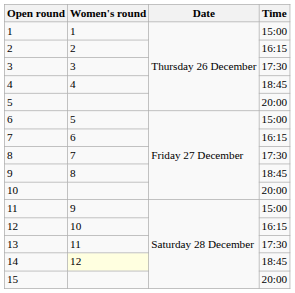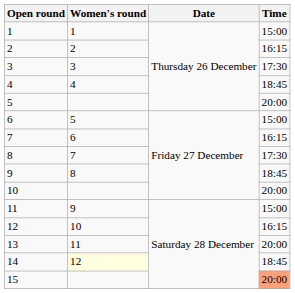(274, 244) 17:30 -> (274, 244) 20:00
(274, 279) no background -> (274, 279) lightsalmon background
